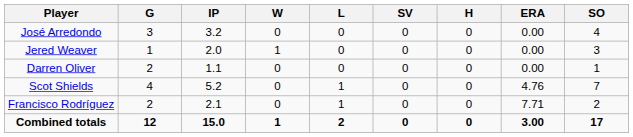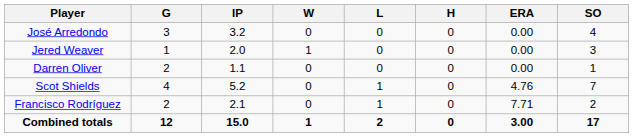- column: (405, 13)
